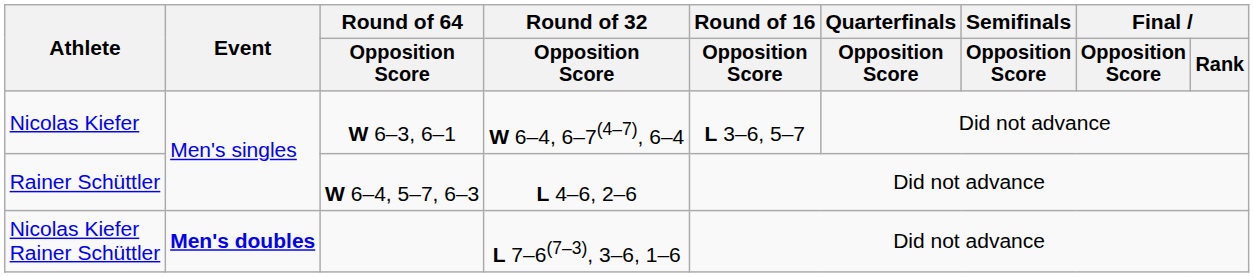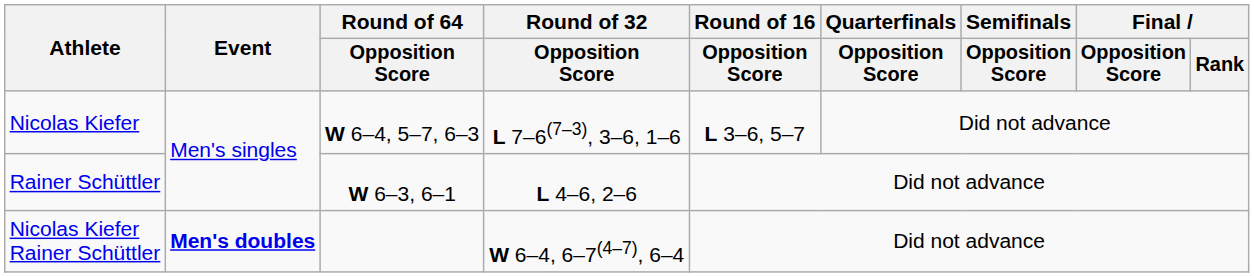(402, 134) W 6–3, 6–1 -> (402, 134) W 6–4, 5–7, 6–3
(587, 134) W 6–4, 6–7(4–7), 6–4 -> (587, 134) L 7–6(7–3), 3–6, 1–6
(402, 194) W 6–4, 5–7, 6–3 -> (402, 194) W 6–3, 6–1
(587, 253) L 7–6(7–3), 3–6, 1–6 -> (587, 253) W 6–4, 6–7(4–7), 6–4
